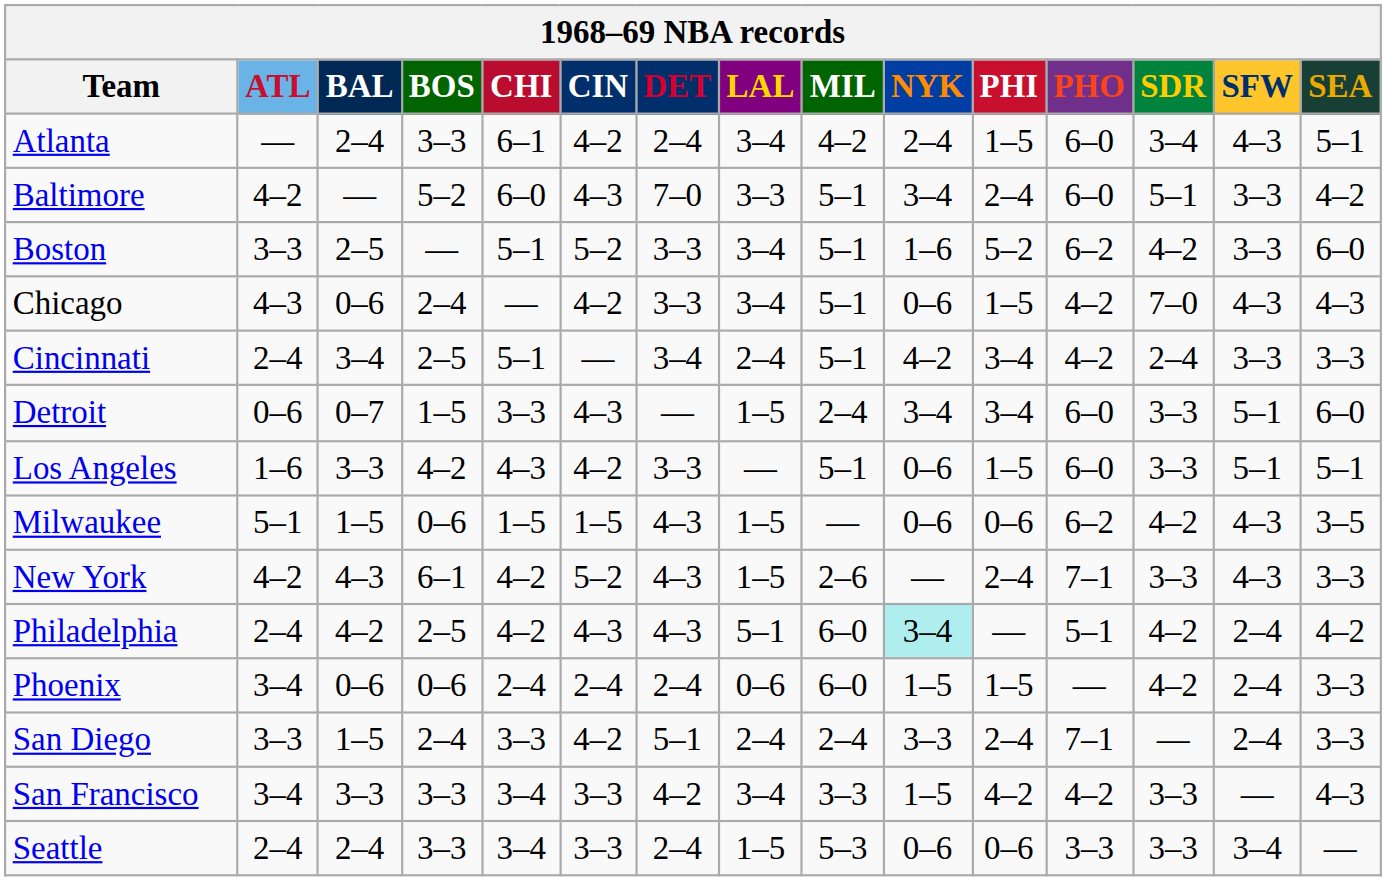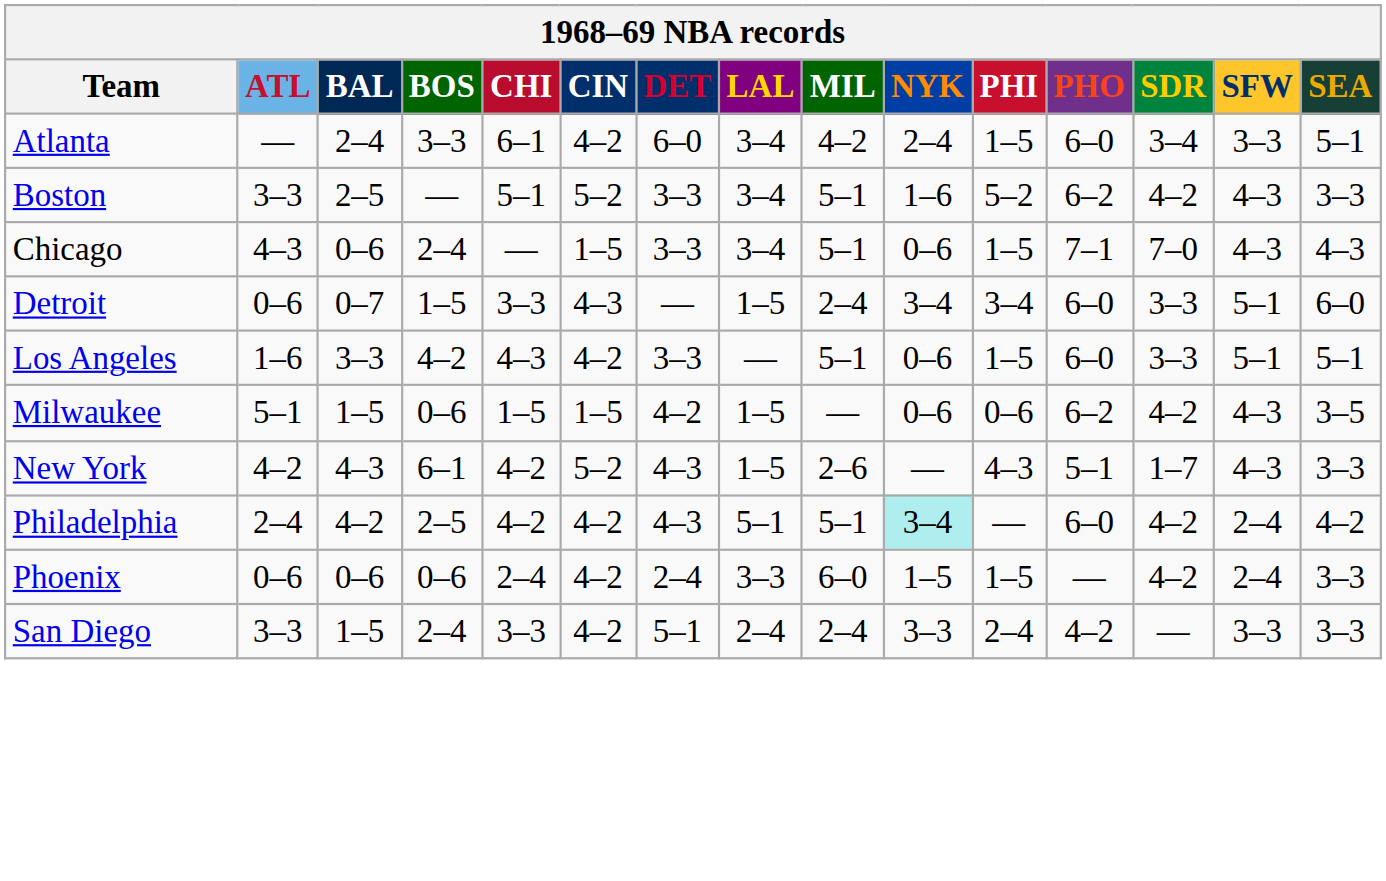(677, 140) 2–4 -> (677, 140) 6–0
(1257, 140) 4–3 -> (1257, 140) 3–3
- row: (79, 195)
(1257, 249) 3–3 -> (1257, 195) 4–3
(1340, 249) 6–0 -> (1340, 195) 3–3
(598, 303) 4–2 -> (598, 249) 1–5
(1089, 303) 4–2 -> (1089, 249) 7–1
- row: (81, 358)
(677, 521) 4–3 -> (677, 412) 4–2
(1009, 575) 2–4 -> (1009, 466) 4–3
(1089, 575) 7–1 -> (1089, 466) 5–1
(1173, 575) 3–3 -> (1173, 466) 1–7
(598, 630) 4–3 -> (598, 521) 4–2
(843, 630) 6–0 -> (843, 521) 5–1
(1089, 630) 5–1 -> (1089, 521) 6–0
(278, 684) 3–4 -> (278, 575) 0–6
(598, 684) 2–4 -> (598, 575) 4–2
(760, 684) 0–6 -> (760, 575) 3–3
(1089, 738) 7–1 -> (1089, 630) 4–2
(1257, 738) 2–4 -> (1257, 630) 3–3
- row: (106, 793)
- row: (58, 847)
